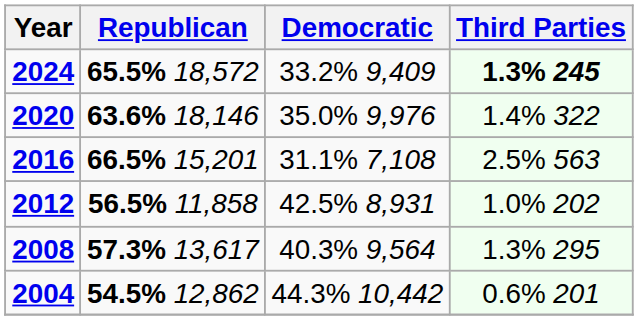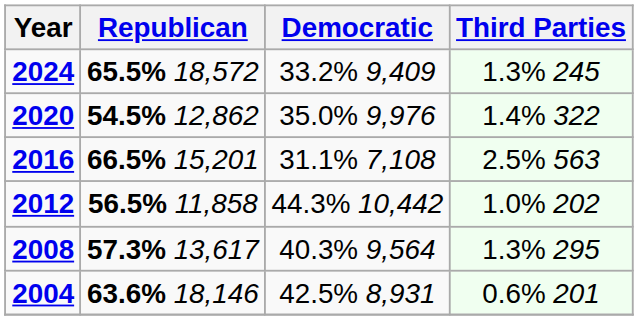(541, 72) bold -> (541, 72) normal
(173, 116) 63.6% 18,146 -> (173, 116) 54.5% 12,862
(357, 204) 42.5% 8,931 -> (357, 204) 44.3% 10,442
(173, 292) 54.5% 12,862 -> (173, 292) 63.6% 18,146
(357, 292) 44.3% 10,442 -> (357, 292) 42.5% 8,931
